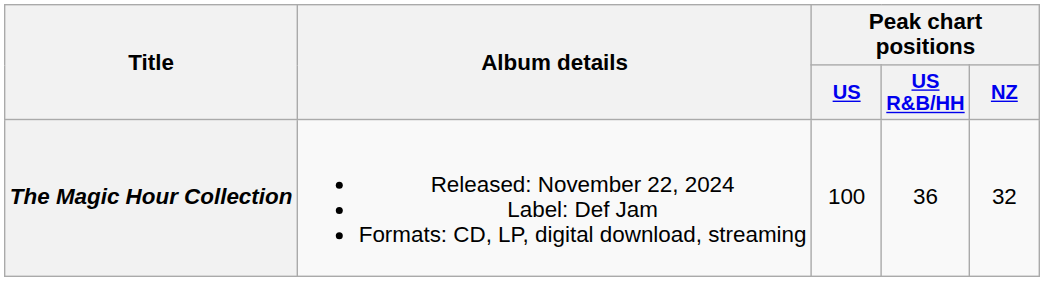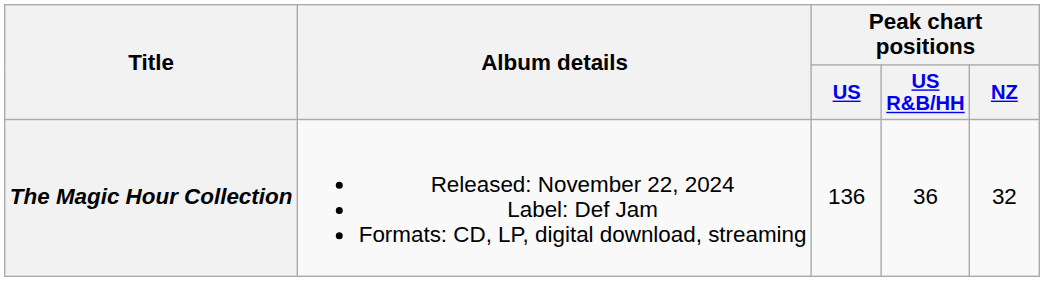(847, 197) 100 -> (847, 197) 136
